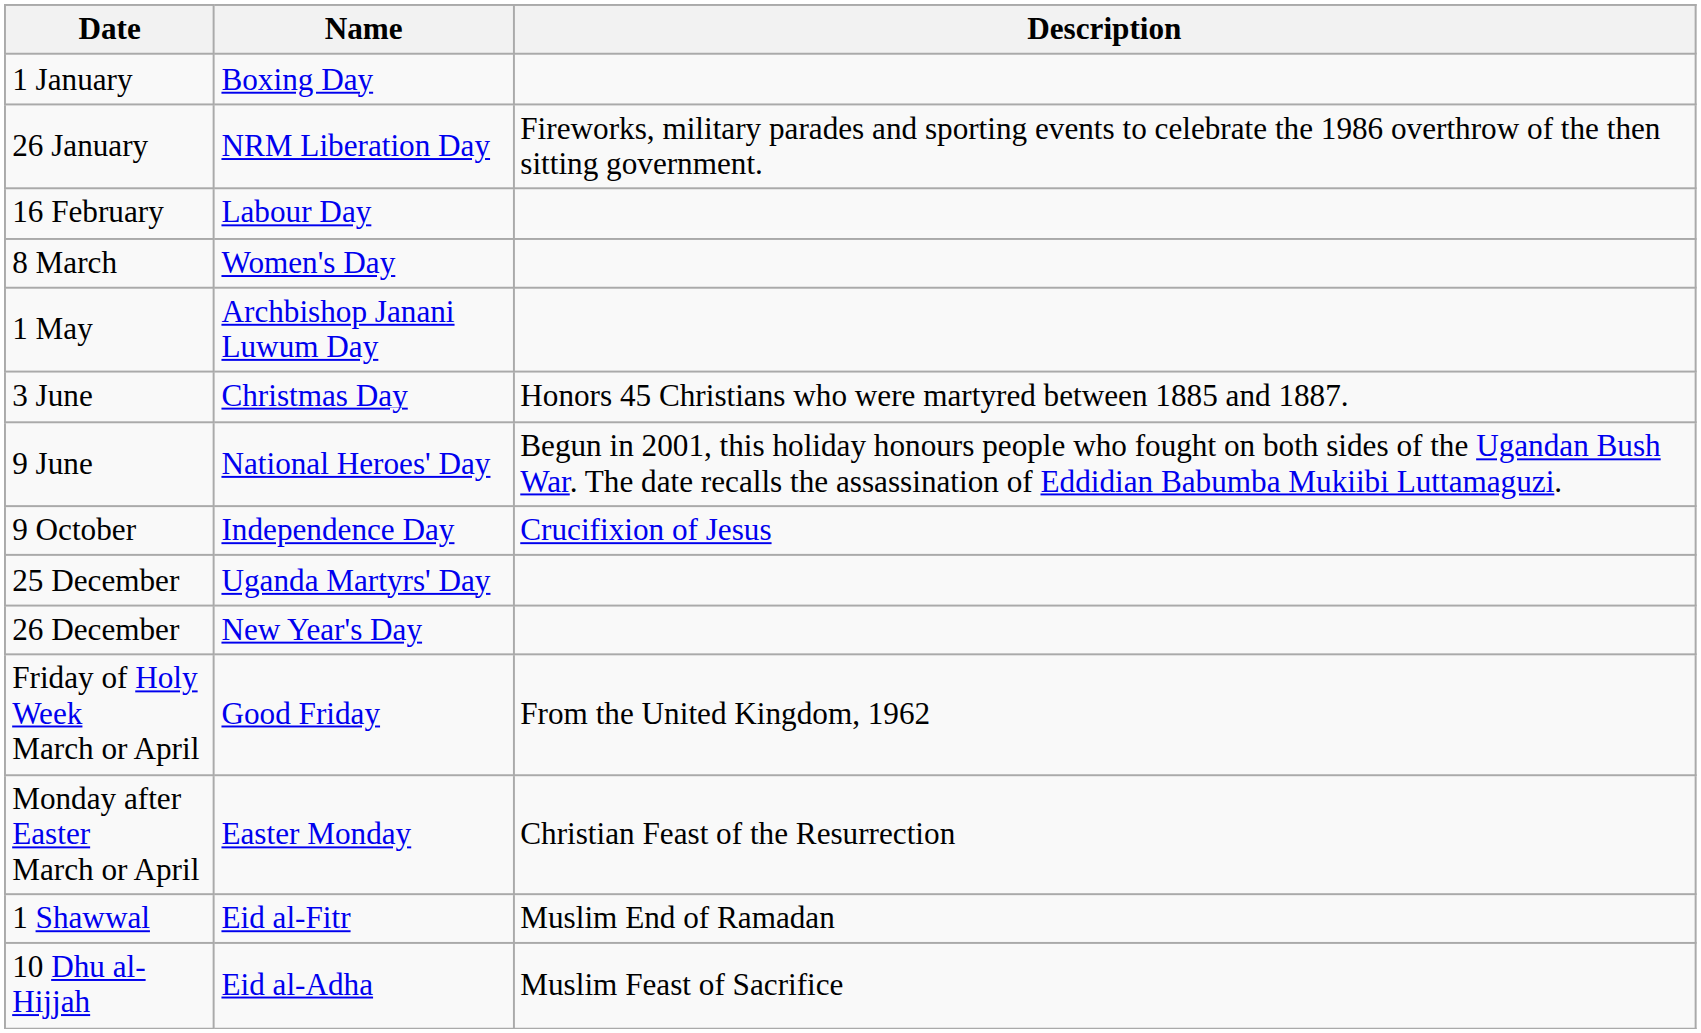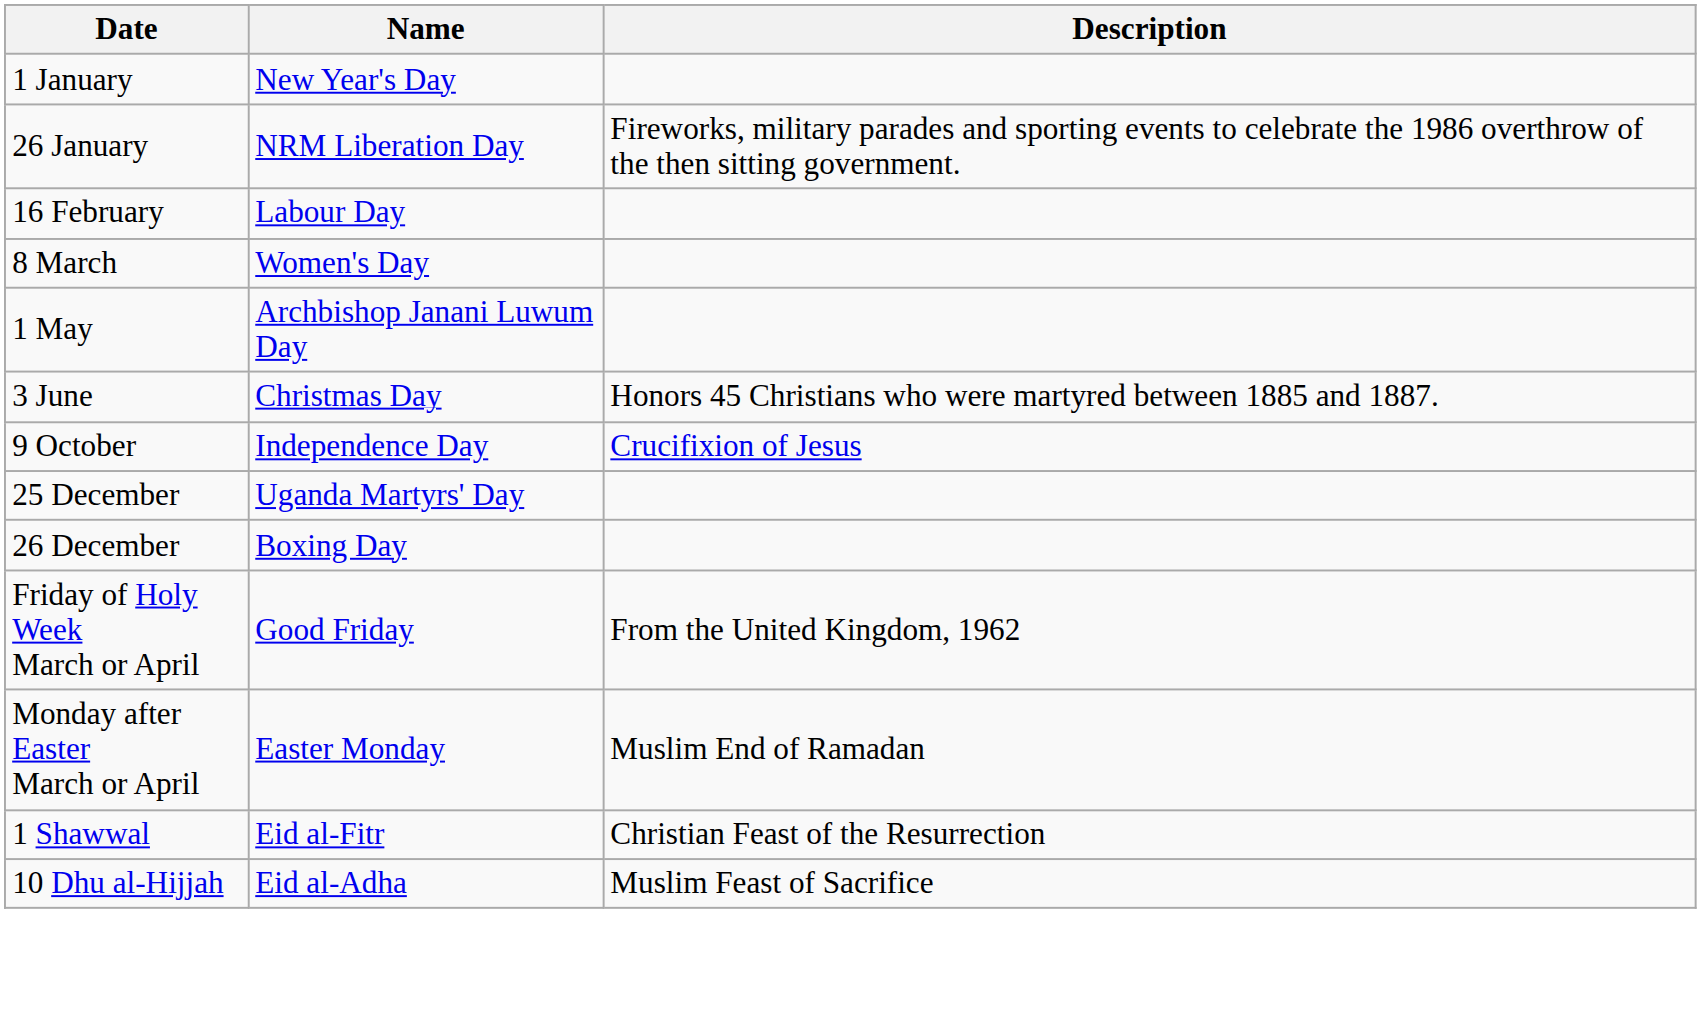(297, 78) Boxing Day -> (356, 78) New Year's Day
- row: (52, 463)
(322, 629) New Year's Day -> (331, 544) Boxing Day
(738, 833) Christian Feast of the Resurrection -> (768, 749) Muslim End of Ramadan
(678, 918) Muslim End of Ramadan -> (828, 833) Christian Feast of the Resurrection
